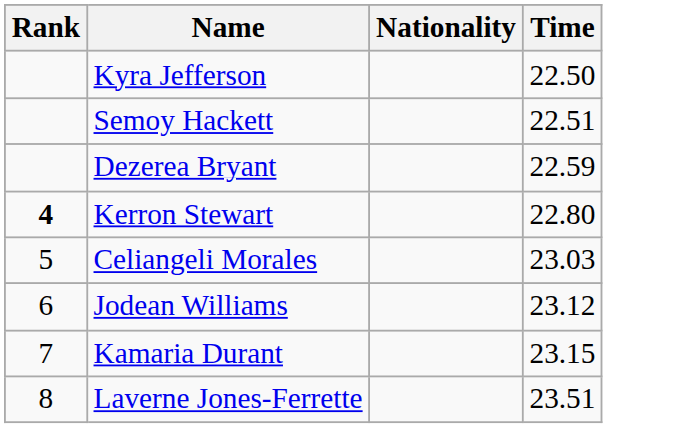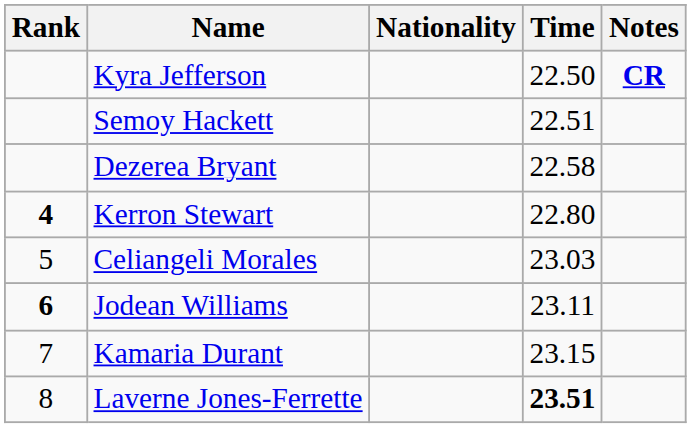+ column: (644, 27)
(562, 167) 22.59 -> (562, 167) 22.58
(46, 306) normal -> (46, 306) bold
(562, 306) 23.12 -> (562, 306) 23.11
(562, 399) normal -> (562, 399) bold
